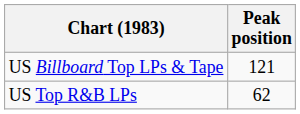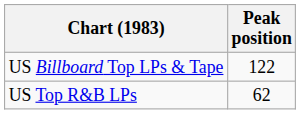(262, 66) 121 -> (262, 66) 122
